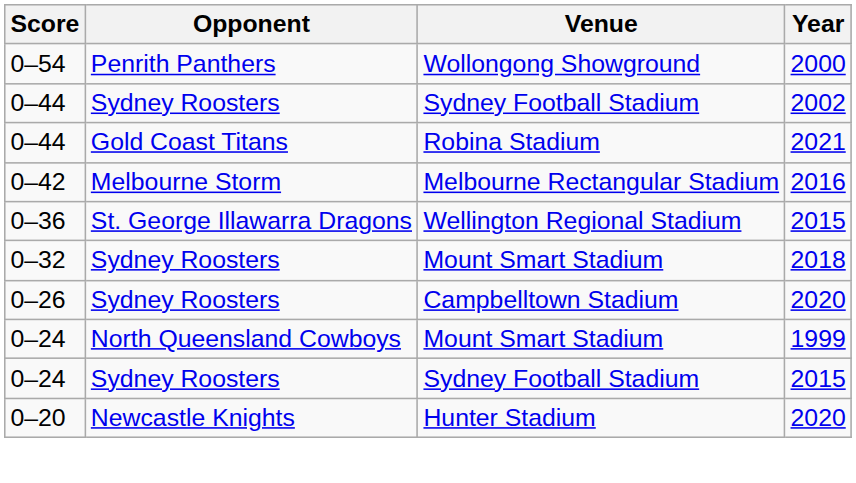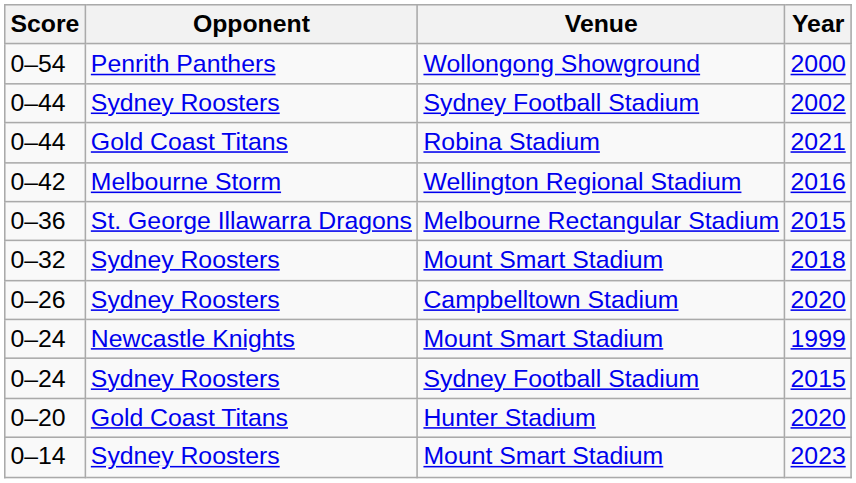(601, 181) Melbourne Rectangular Stadium -> (582, 181) Wellington Regional Stadium
(582, 220) Wellington Regional Stadium -> (601, 220) Melbourne Rectangular Stadium
(246, 338) North Queensland Cowboys -> (193, 338) Newcastle Knights
(193, 417) Newcastle Knights -> (189, 417) Gold Coast Titans
+ row: (38, 456)
